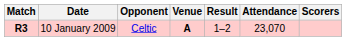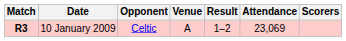(187, 28) bold -> (187, 28) normal
(270, 28) 23,070 -> (270, 28) 23,069
